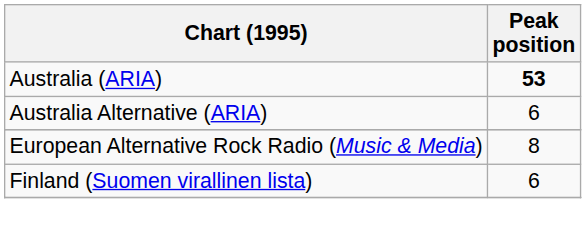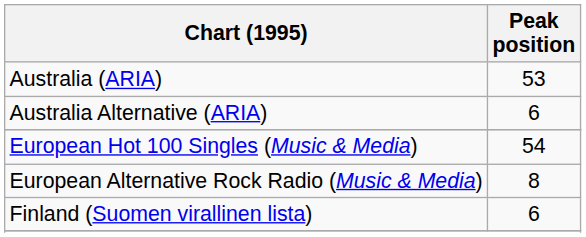(534, 79) bold -> (534, 79) normal
+ row: (214, 146)
